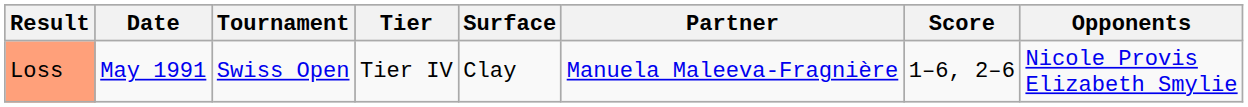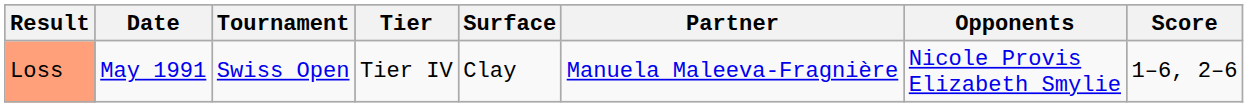columns swapped: (1132, 23) <-> (962, 23)
